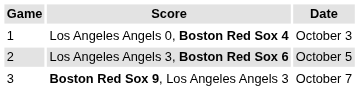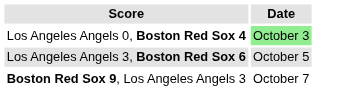- column: (25, 14)
(324, 35) no background -> (281, 35) lightgreen background
